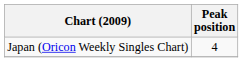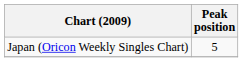(215, 47) 4 -> (215, 47) 5
